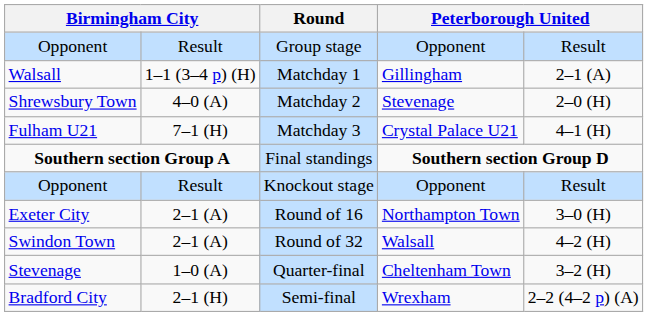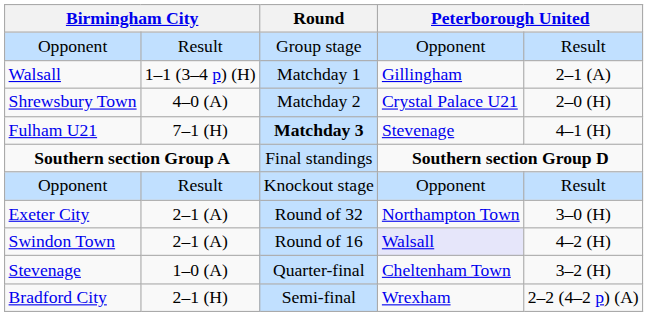(418, 102) Stevenage -> (450, 102) Crystal Palace U21
(319, 130) normal -> (319, 130) bold
(450, 130) Crystal Palace U21 -> (418, 130) Stevenage
(319, 213) Round of 16 -> (319, 213) Round of 32
(319, 241) Round of 32 -> (319, 241) Round of 16
(408, 241) no background -> (408, 241) lavender background
